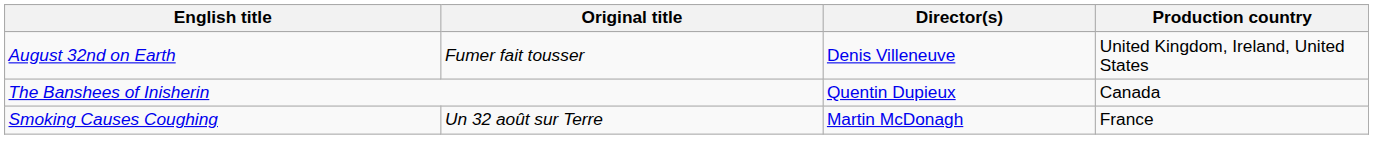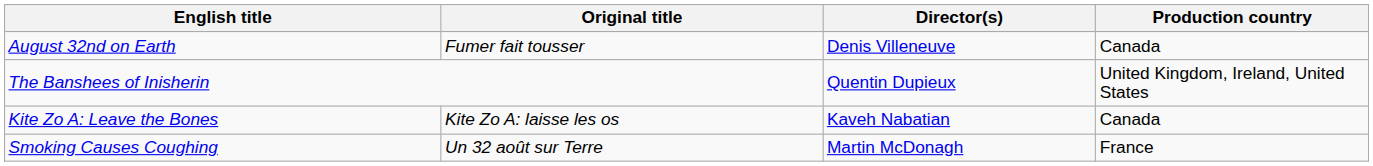(1222, 55) United Kingdom, Ireland, United States -> (1130, 45) Canada
(1130, 92) Canada -> (1222, 82) United Kingdom, Ireland, United States
+ row: (113, 119)
